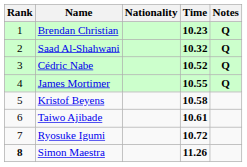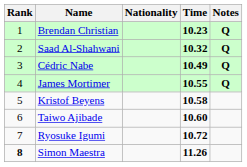(195, 65) 10.52 -> (195, 65) 10.49
(195, 118) 10.61 -> (195, 118) 10.60
